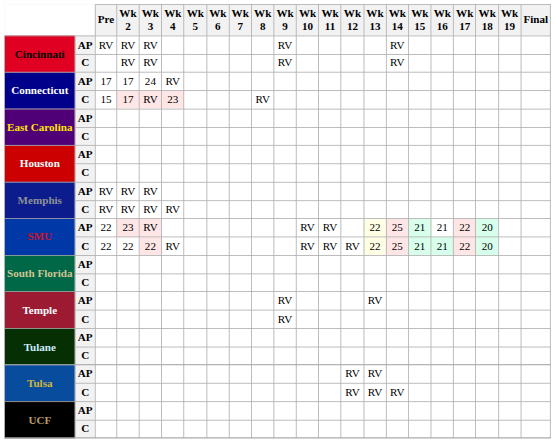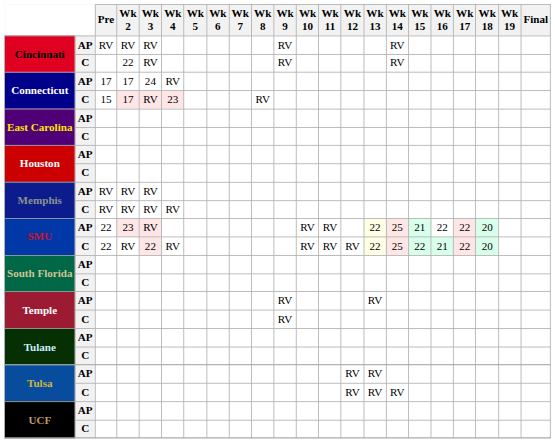(128, 63) RV -> (128, 63) 22
(442, 228) 21 -> (442, 228) 22
(128, 246) 22 -> (128, 246) RV
(420, 246) 21 -> (420, 246) 22
